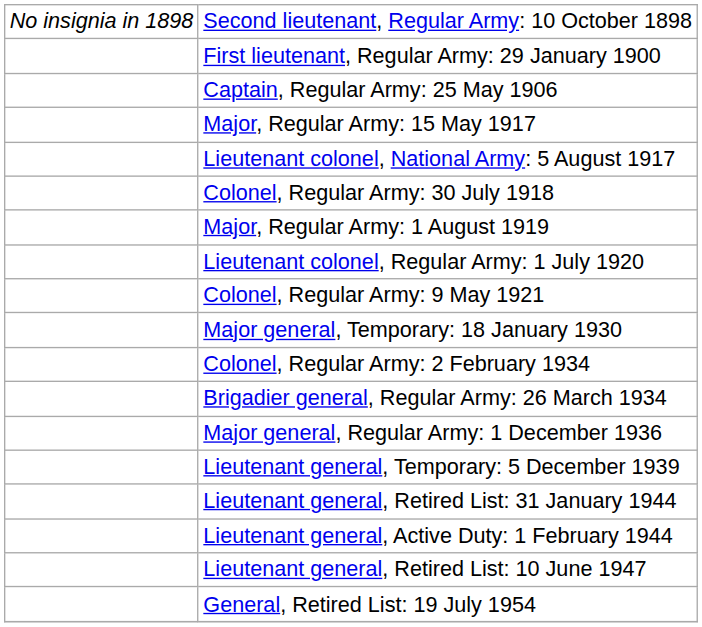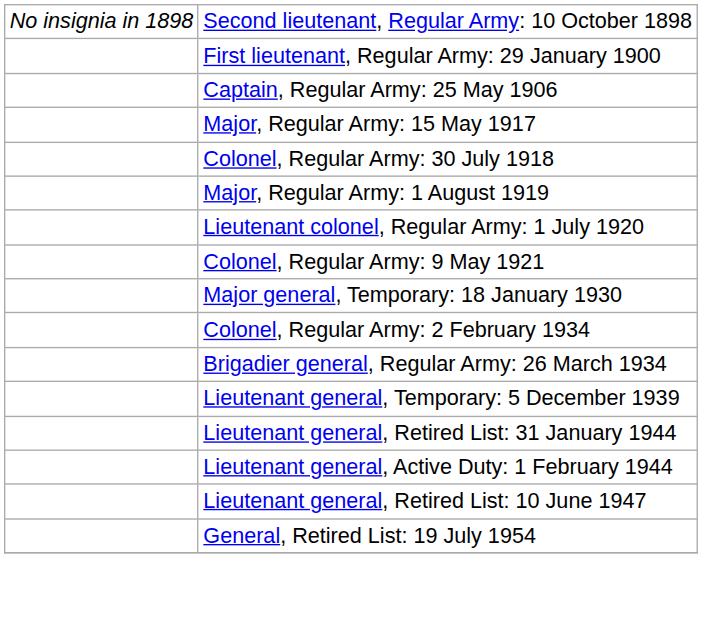- row: (439, 158)
- row: (433, 432)
